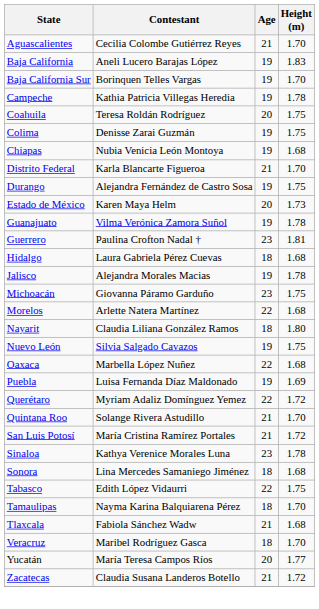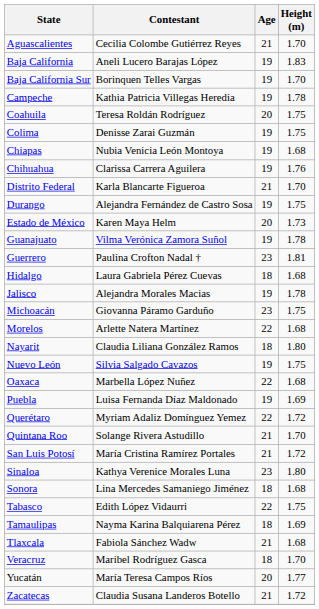+ row: (30, 168)
(296, 453) 1.78 -> (296, 471) 1.80
(296, 506) 1.70 -> (296, 524) 1.69
